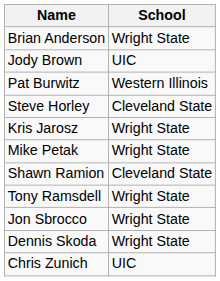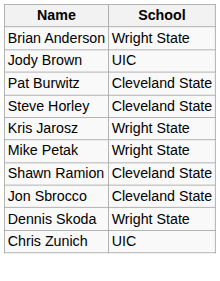(160, 83) Western Illinois -> (162, 83) Cleveland State
- row: (54, 196)
(151, 219) Wright State -> (162, 196) Cleveland State
